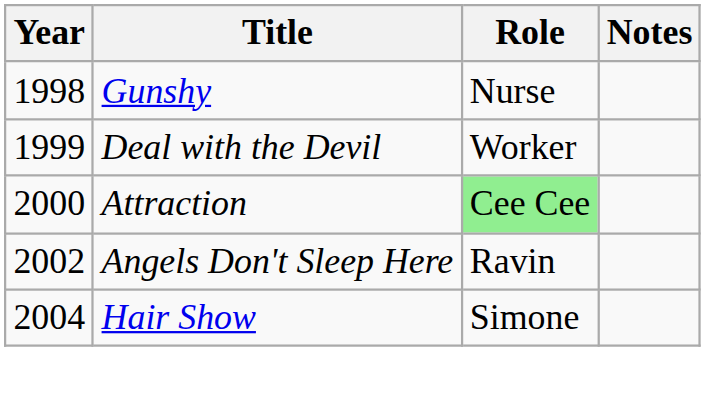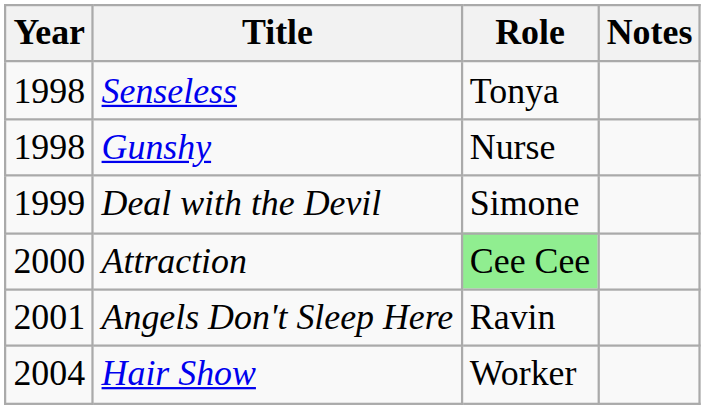+ row: (169, 89)
(523, 146) Worker -> (525, 203) Simone
(49, 260) 2002 -> (49, 317) 2001
(525, 317) Simone -> (523, 373) Worker
